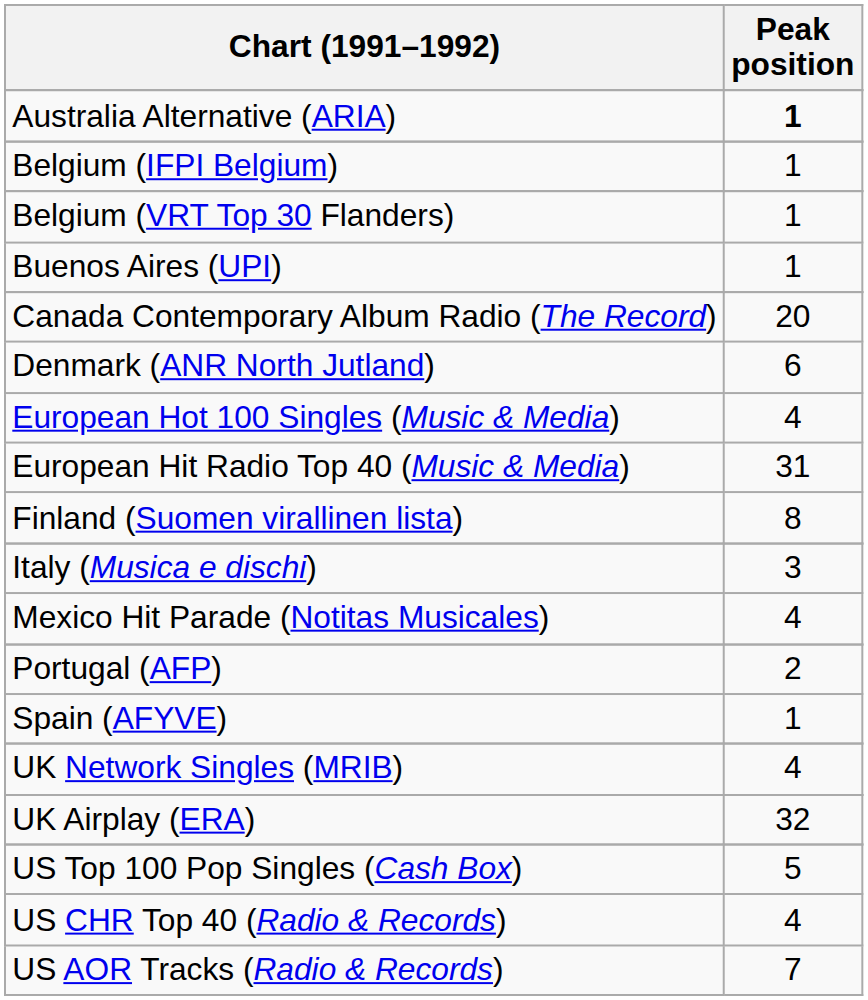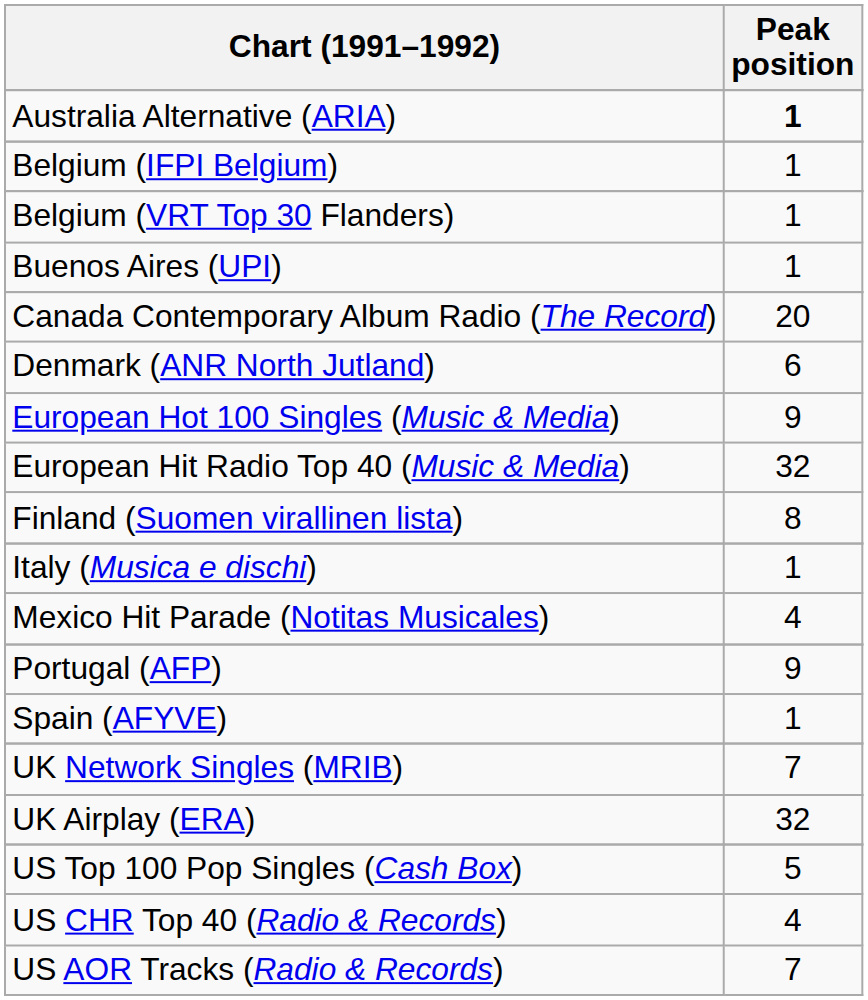(793, 416) 4 -> (793, 416) 9
(793, 467) 31 -> (793, 467) 32
(793, 567) 3 -> (793, 567) 1
(793, 668) 2 -> (793, 668) 9
(793, 768) 4 -> (793, 768) 7
